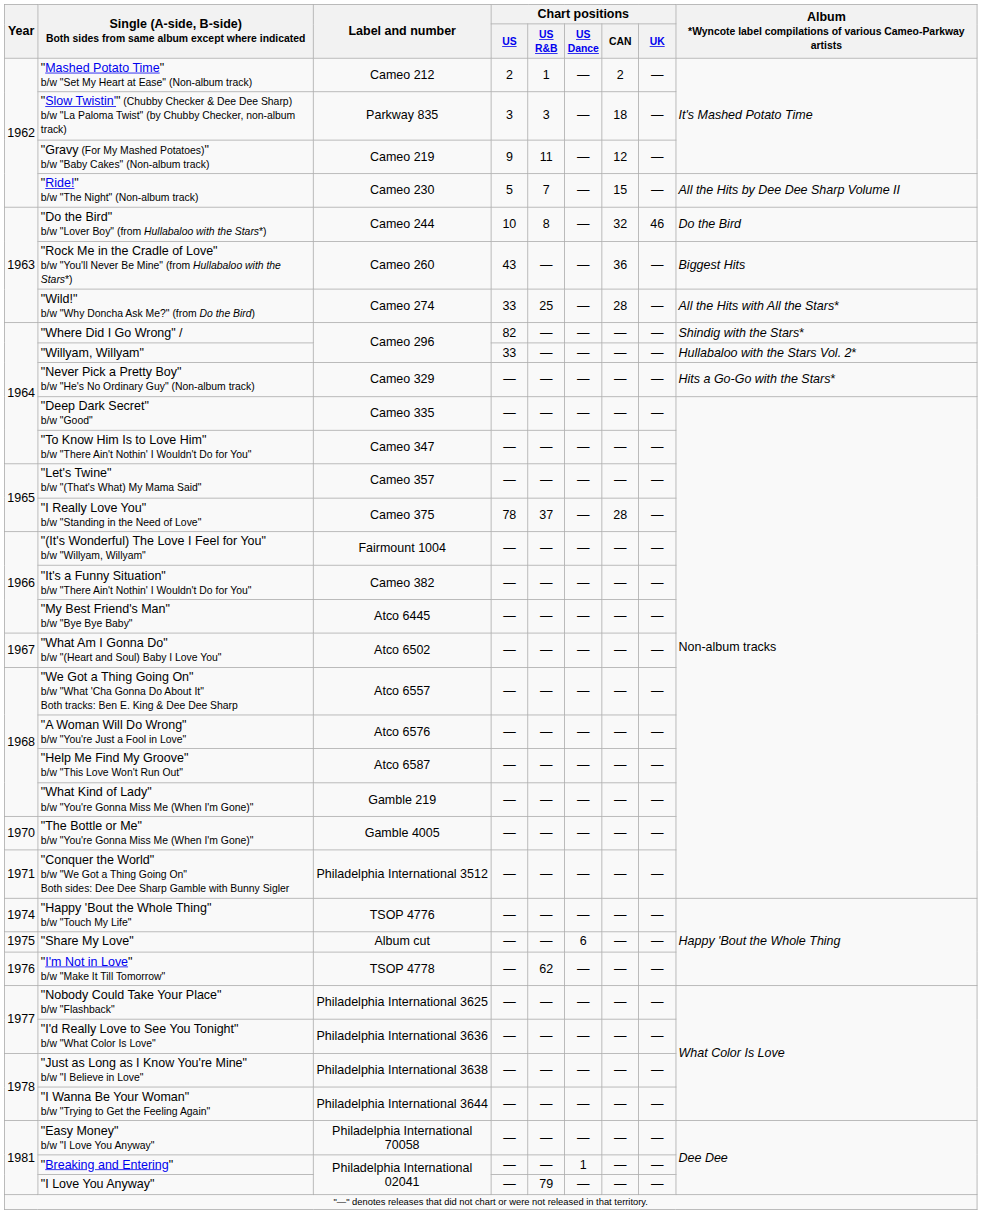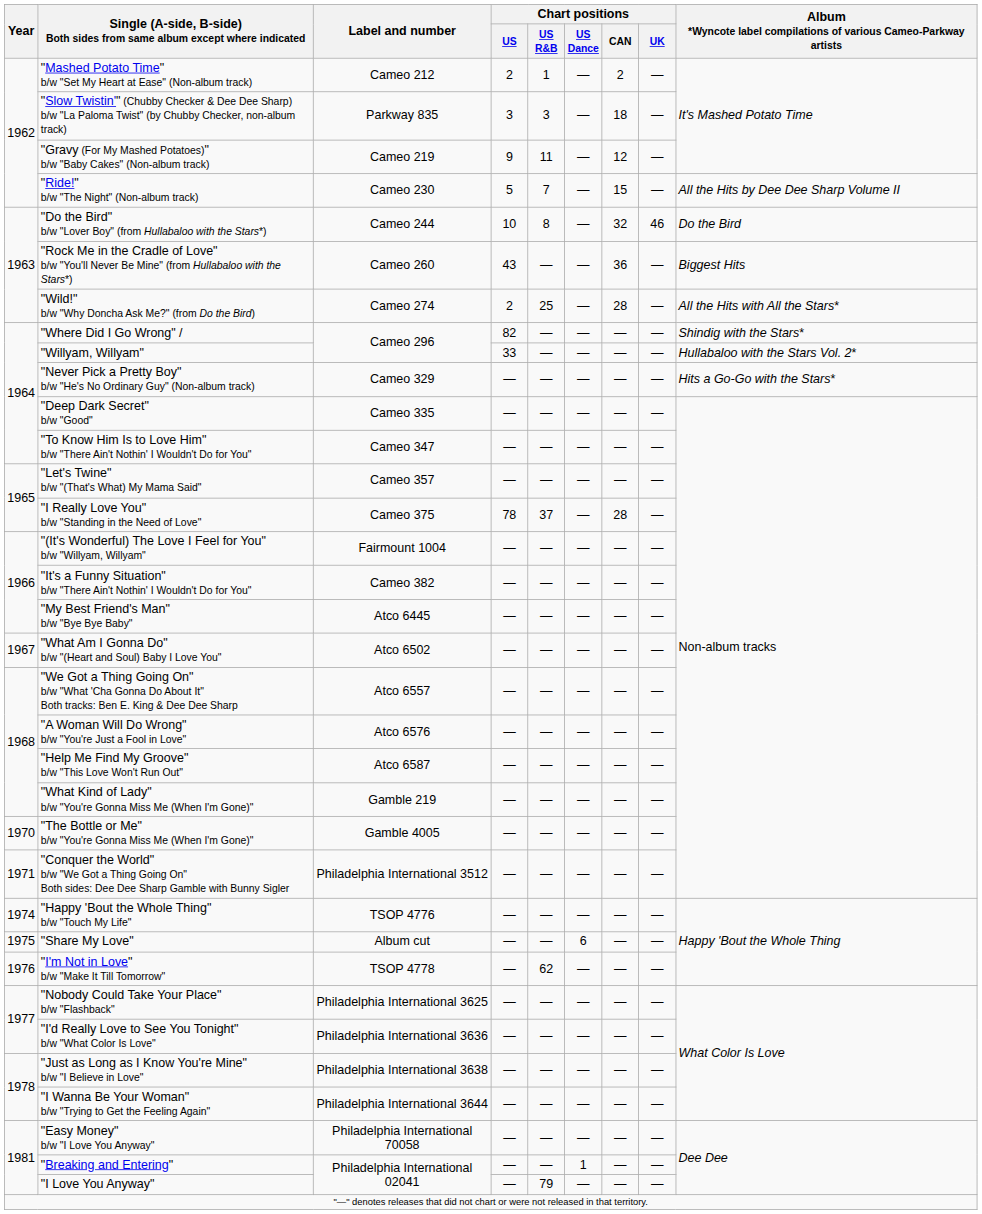(509, 306) 33 -> (509, 306) 2
